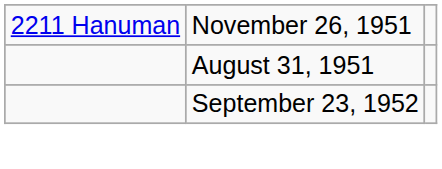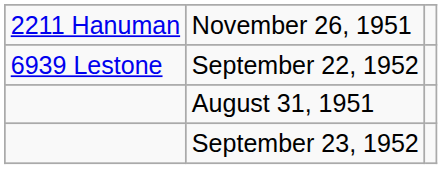+ row: (305, 65)
